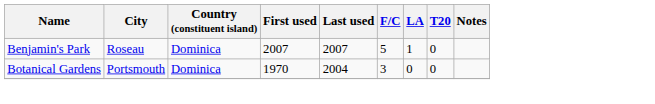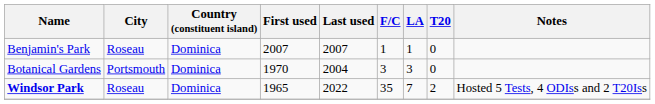(383, 48) 5 -> (383, 48) 1
(409, 68) 0 -> (409, 68) 3
+ row: (46, 88)
